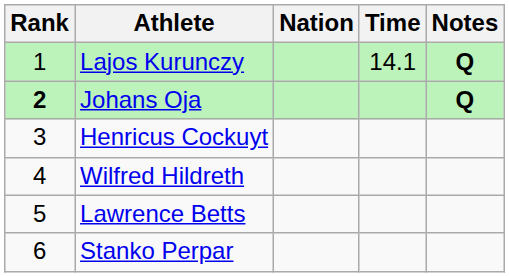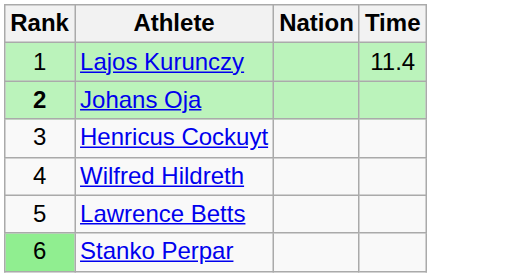- column: (465, 23)
(393, 61) 14.1 -> (393, 61) 11.4
(40, 251) no background -> (40, 251) lightgreen background
